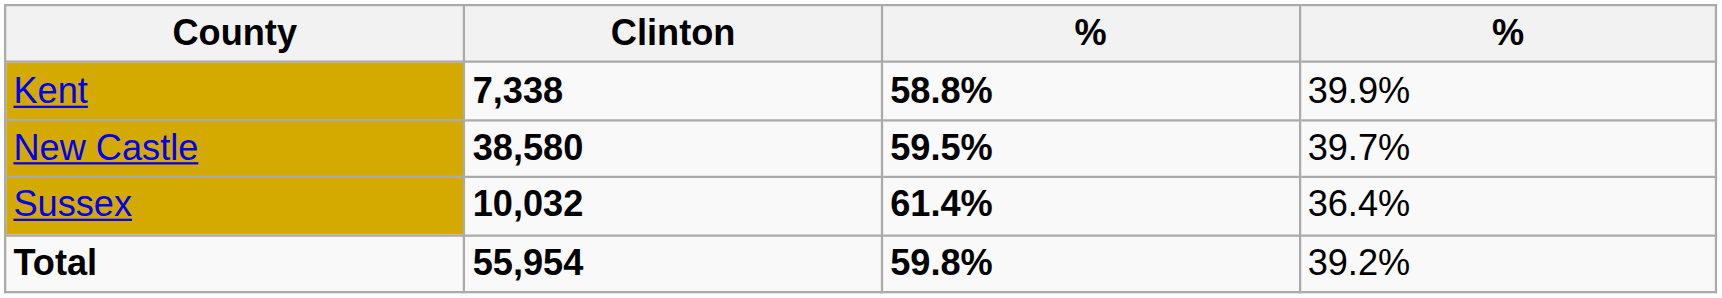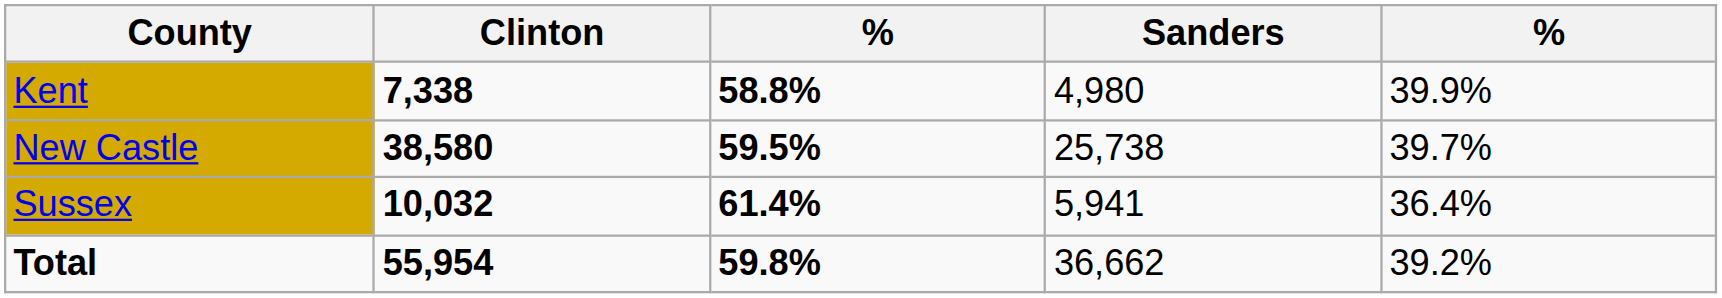+ column: (1213, 33)
